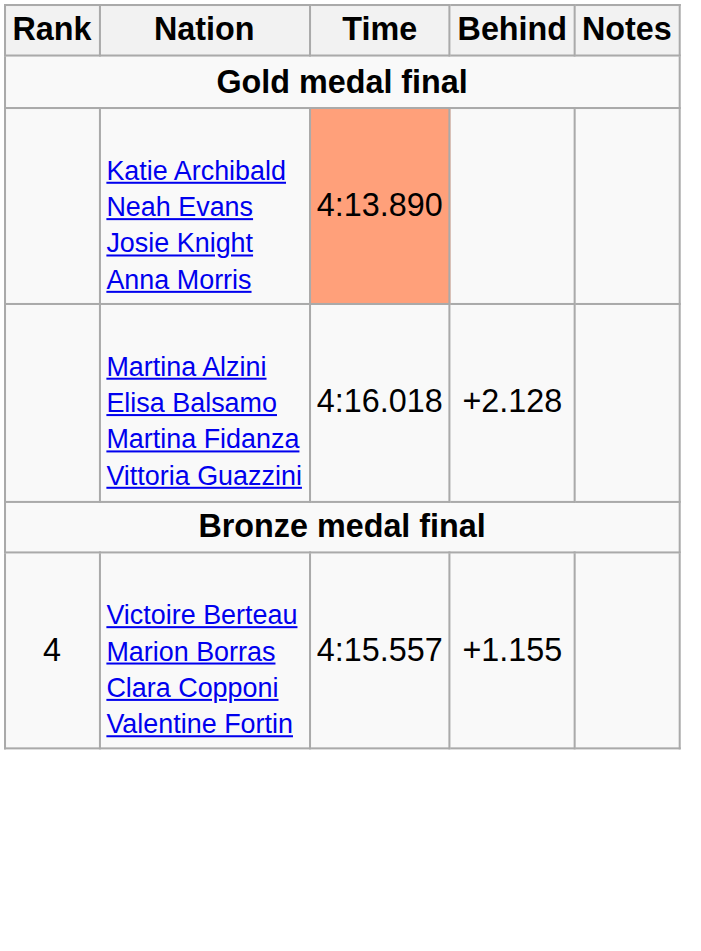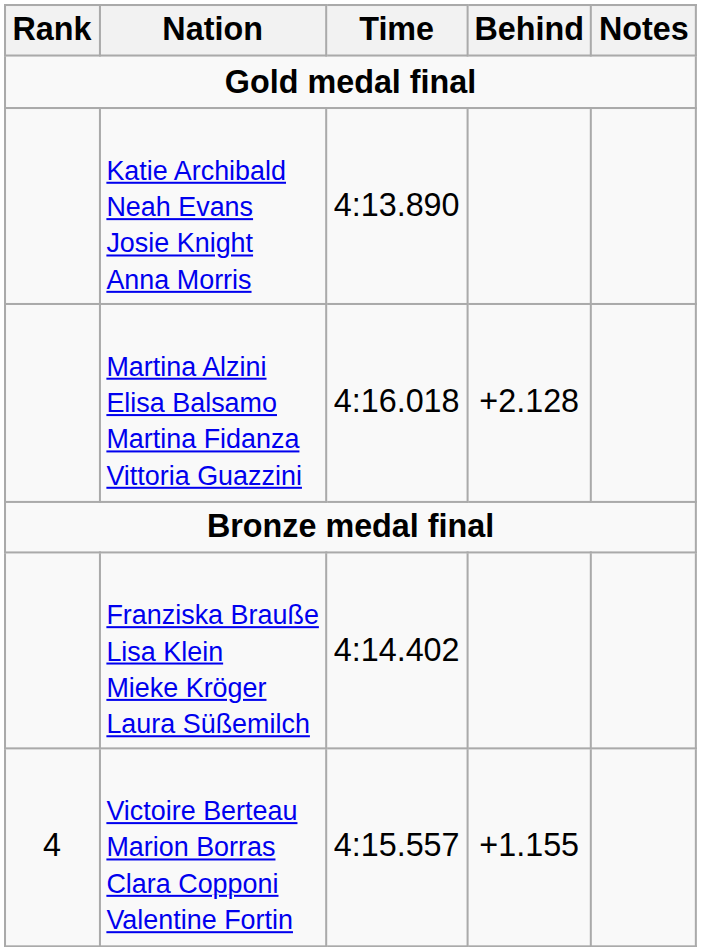(380, 205) lightsalmon background -> (397, 205) no background
+ row: (213, 670)
